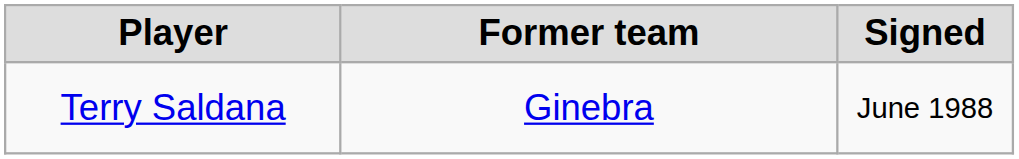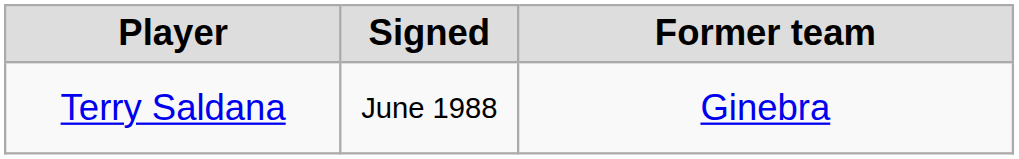columns swapped: (925, 33) <-> (589, 33)
